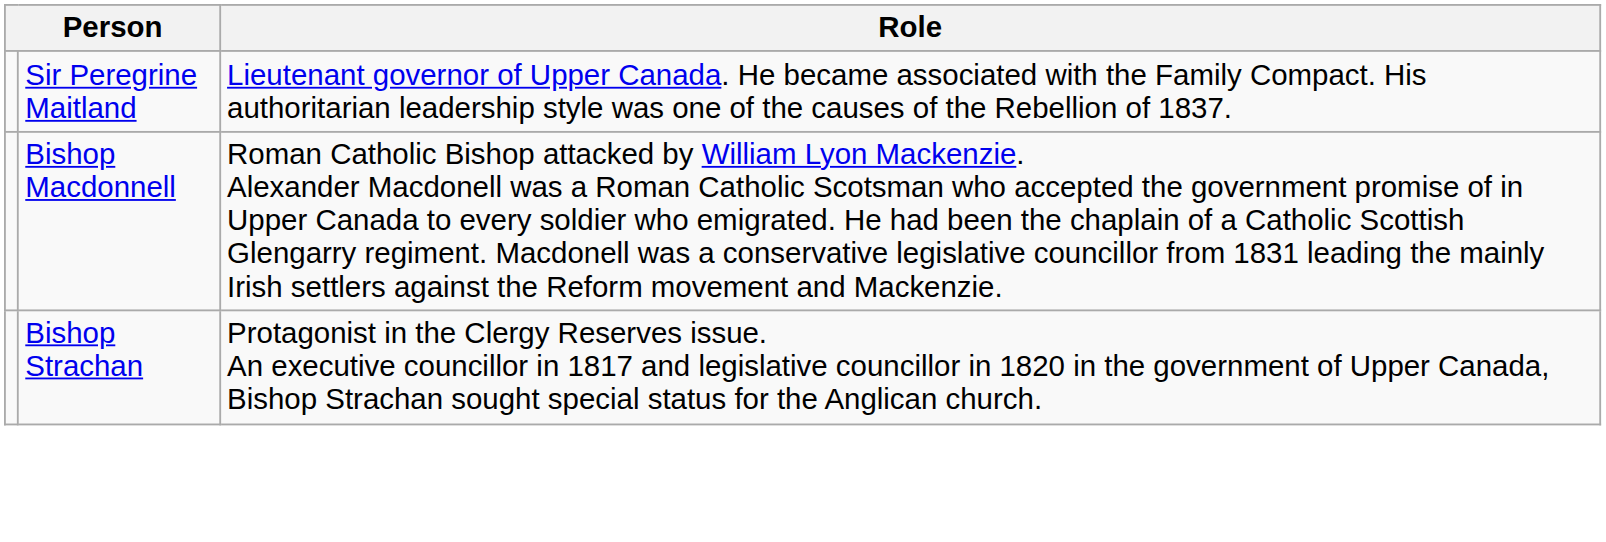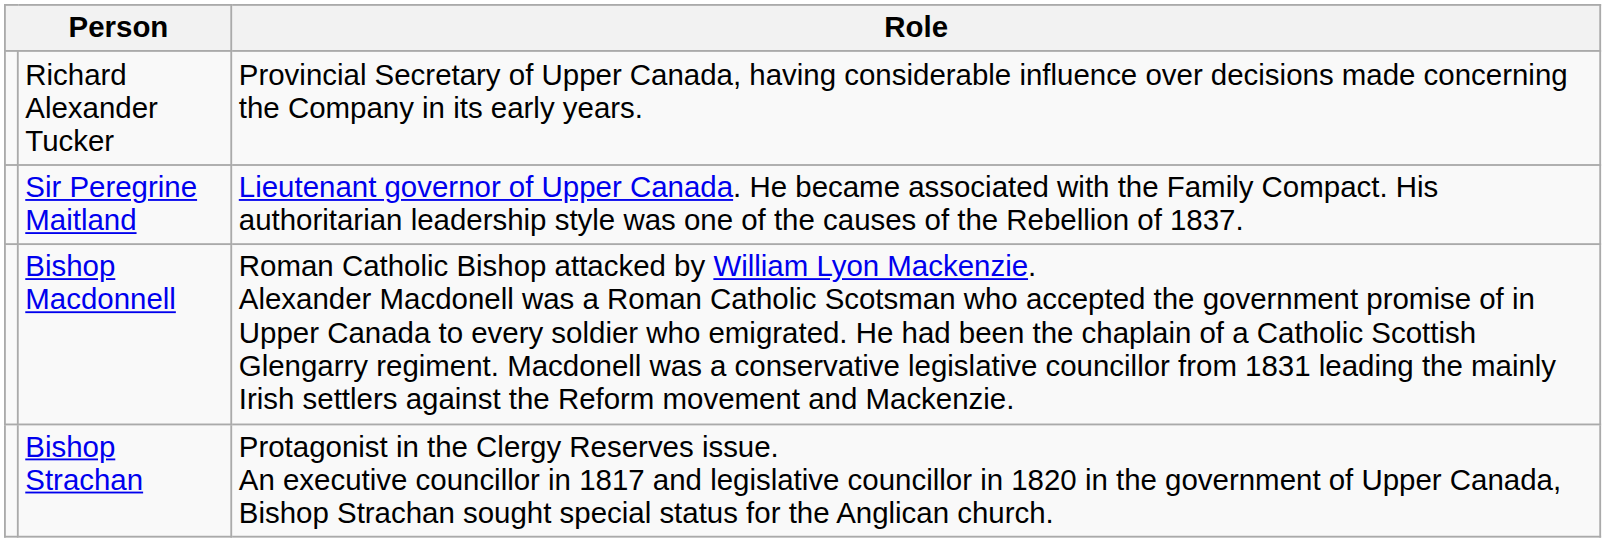+ row: (92, 107)
